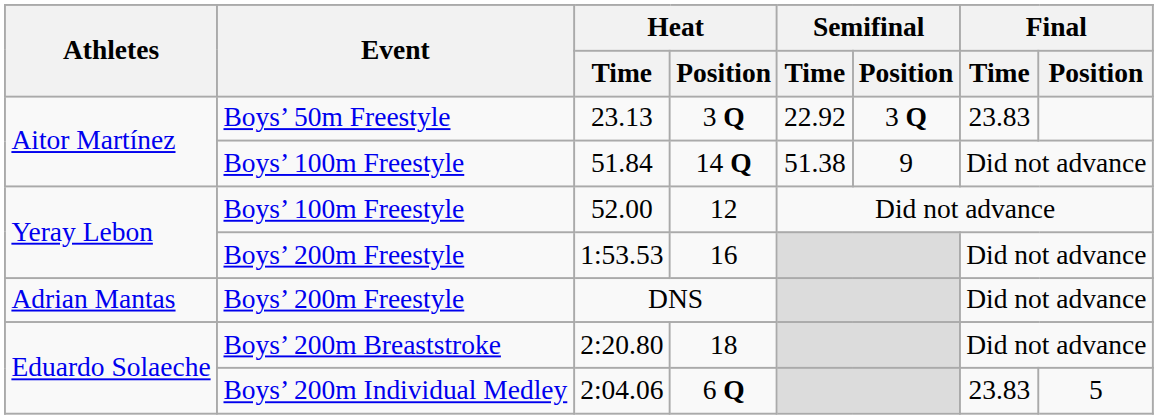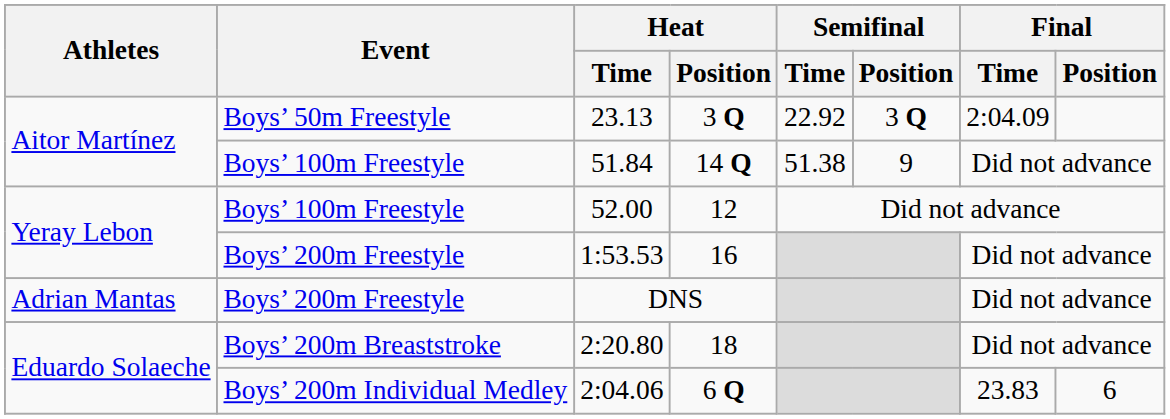(999, 118) 23.83 -> (1008, 118) 2:04.09
(1096, 390) 5 -> (1110, 390) 6
